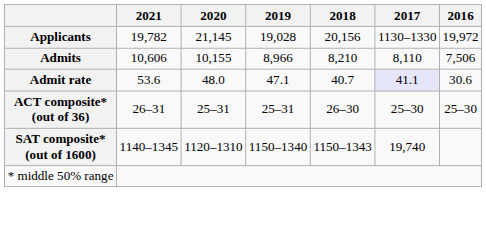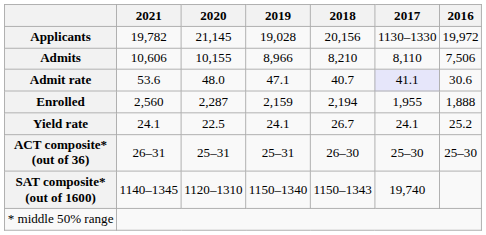+ row: (61, 101)
+ row: (61, 123)
